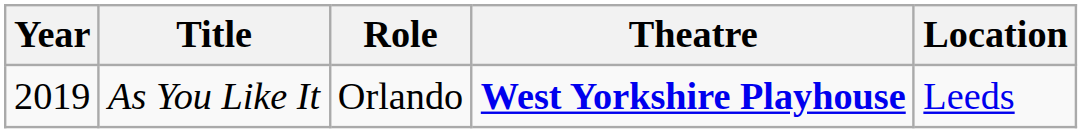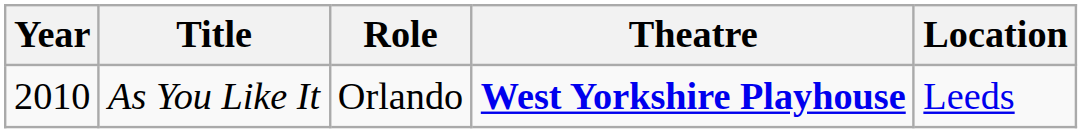(52, 95) 2019 -> (52, 95) 2010
